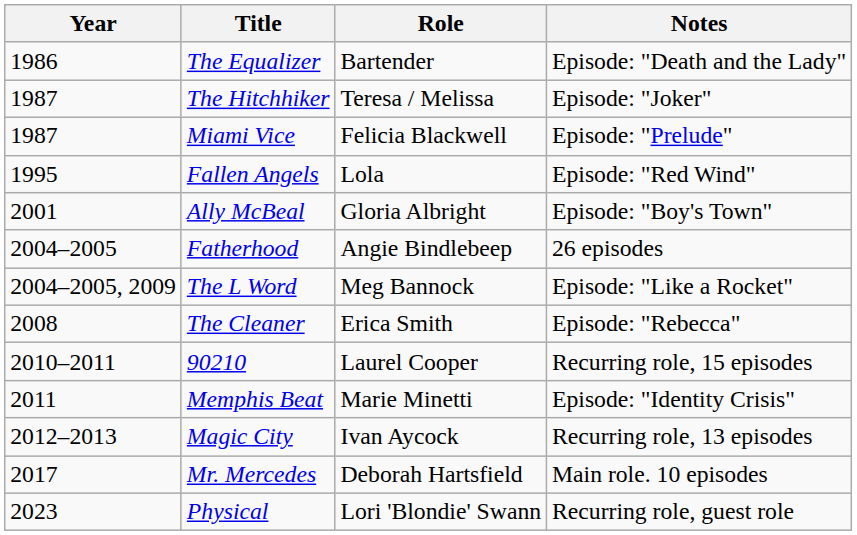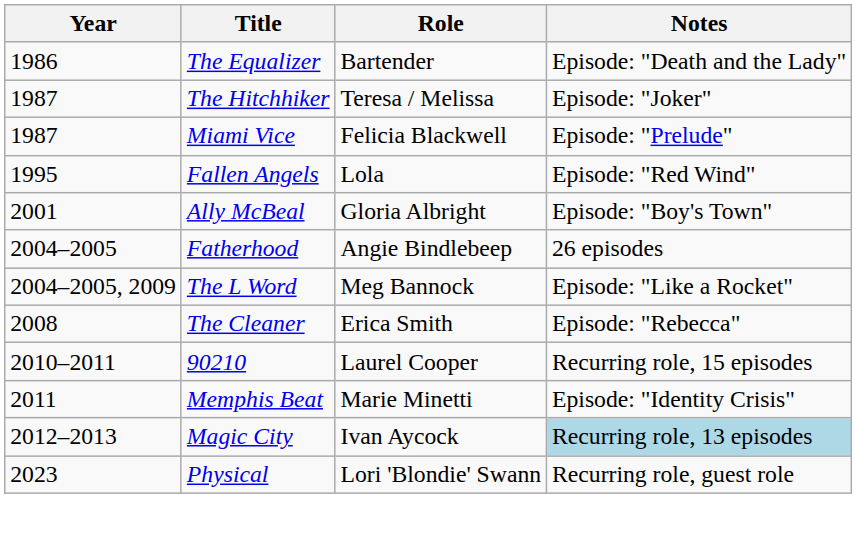(682, 436) no background -> (682, 436) lightblue background
- row: (252, 473)
